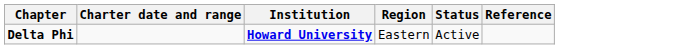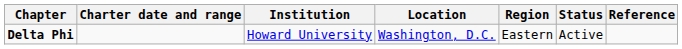+ column: (437, 14)
(310, 34) bold -> (310, 34) normal
